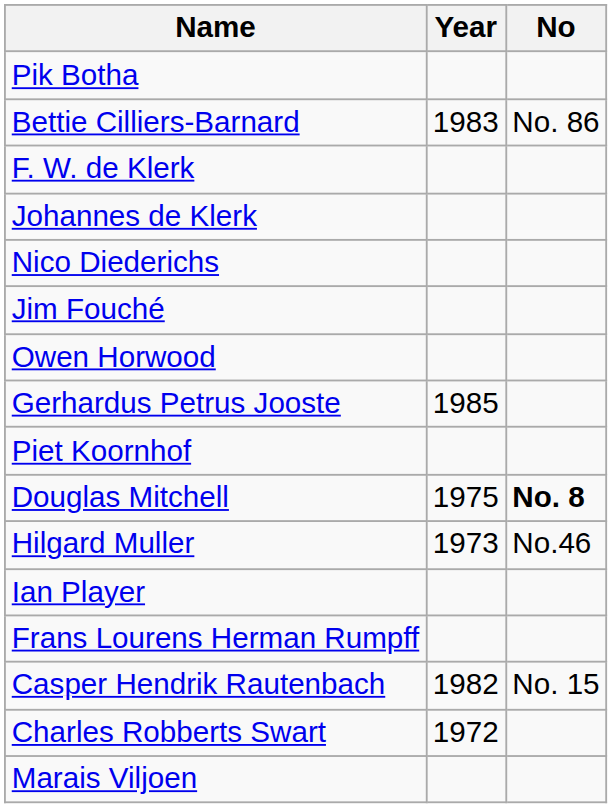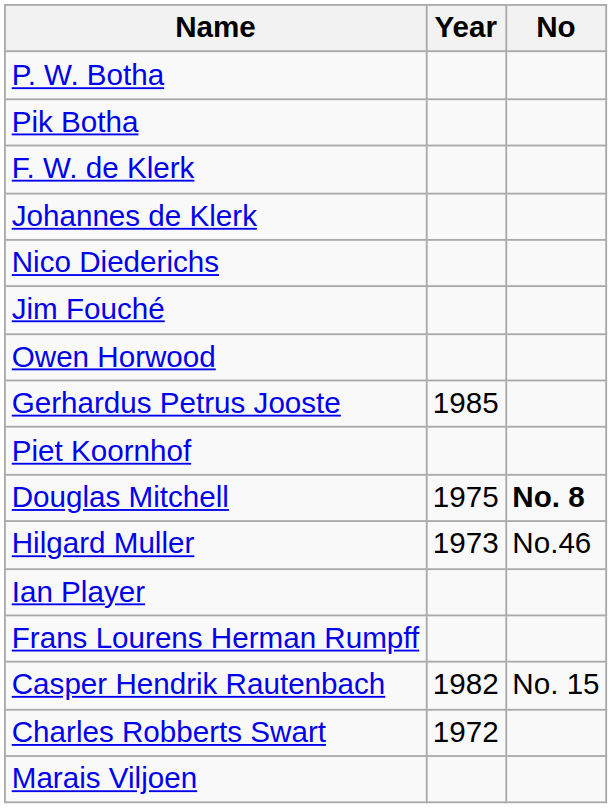+ row: (88, 74)
- row: (156, 121)
